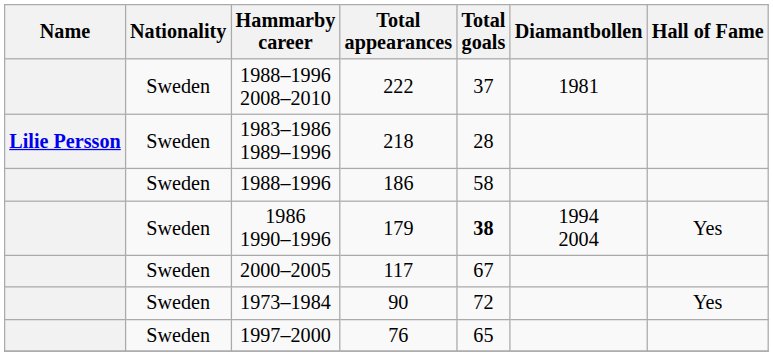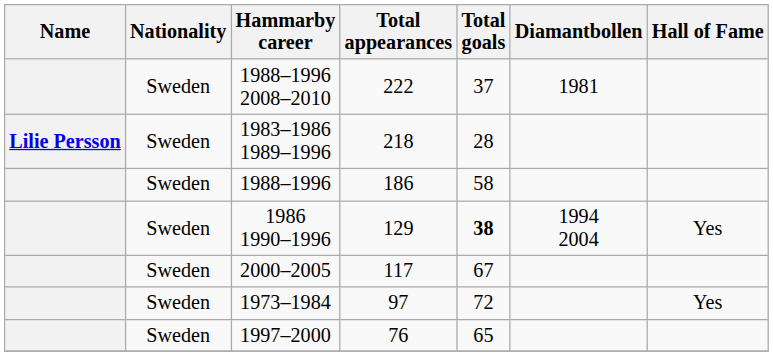(398, 227) 179 -> (398, 227) 129
(398, 303) 90 -> (398, 303) 97
